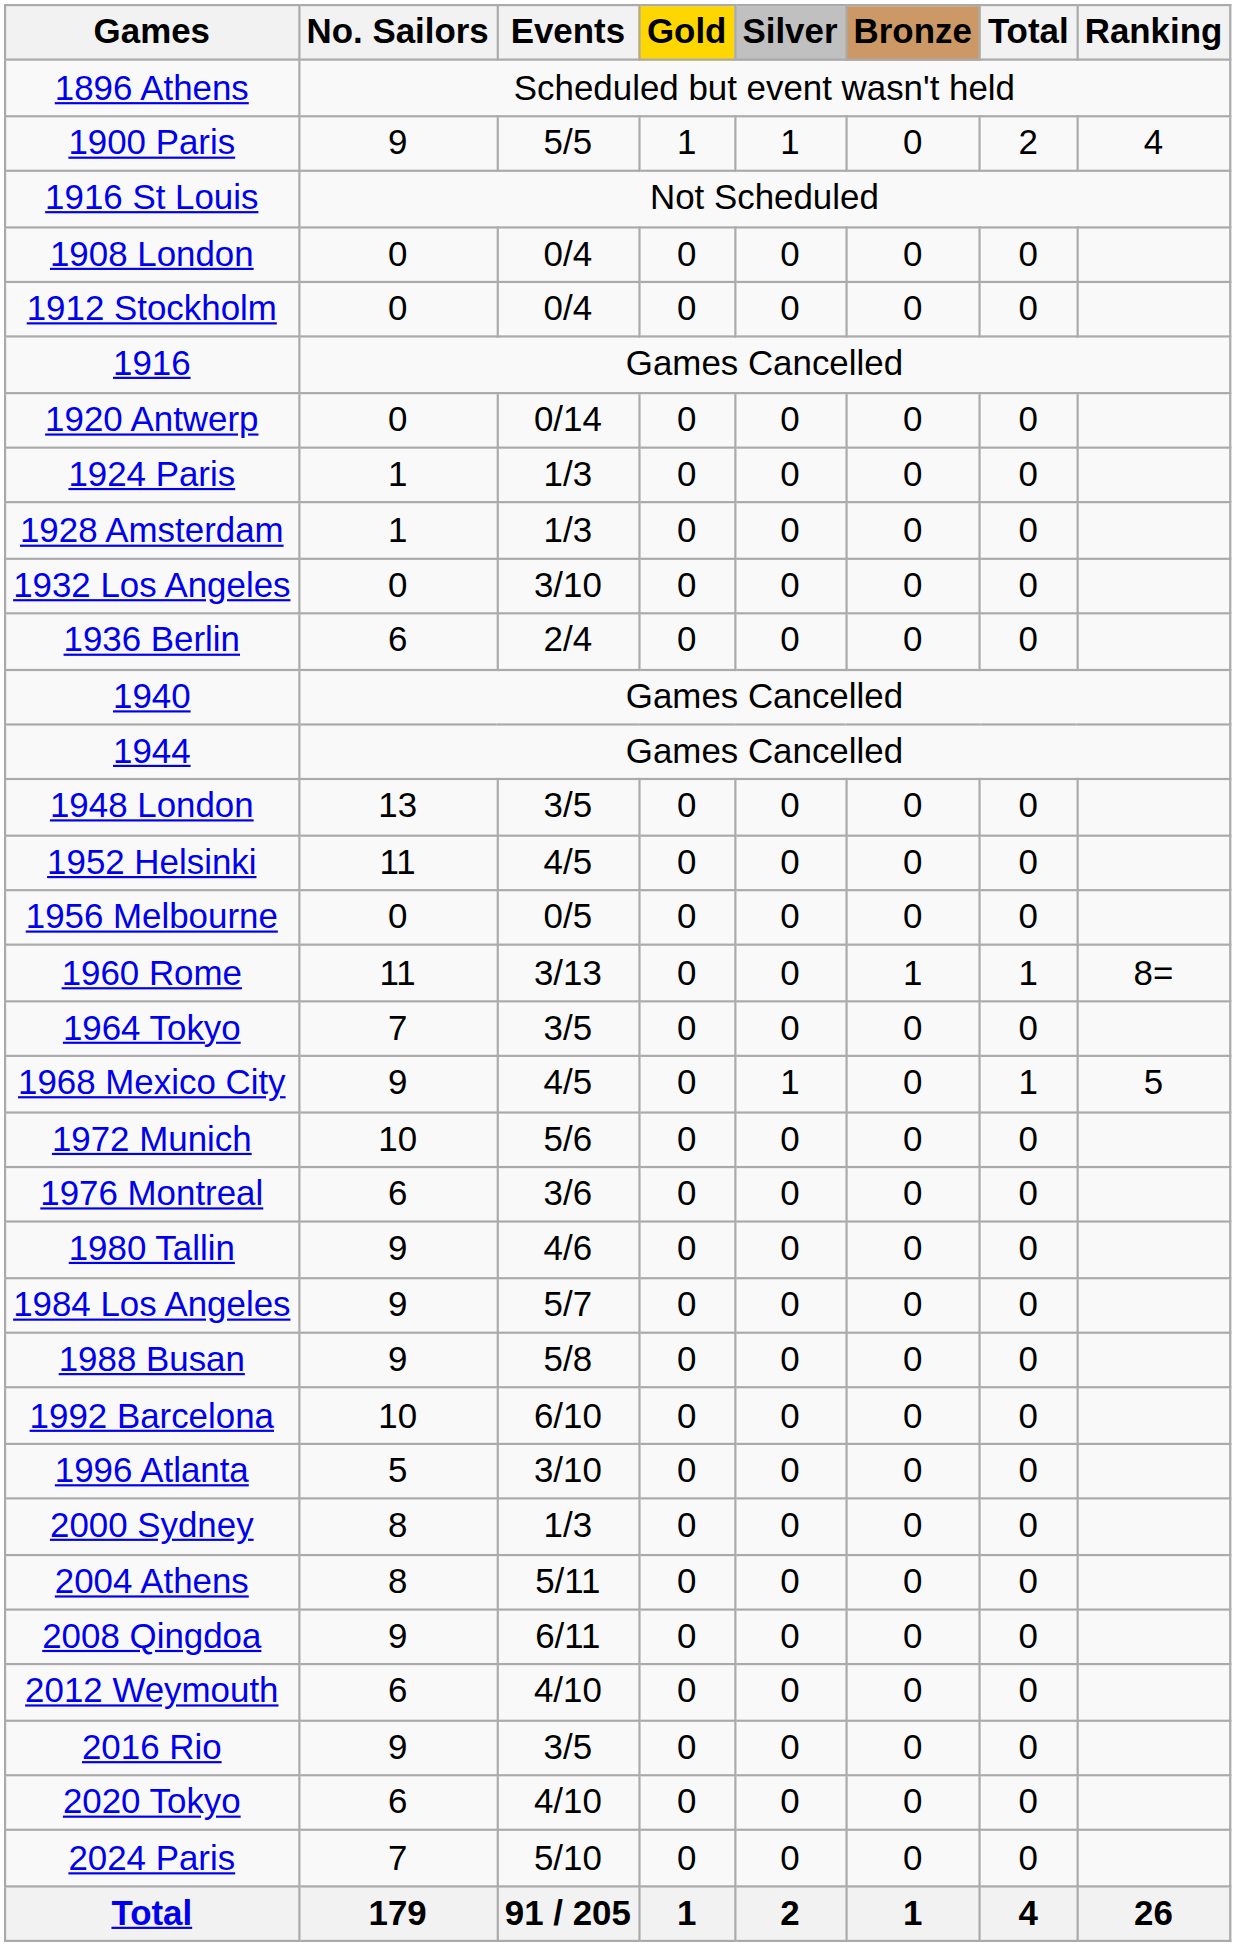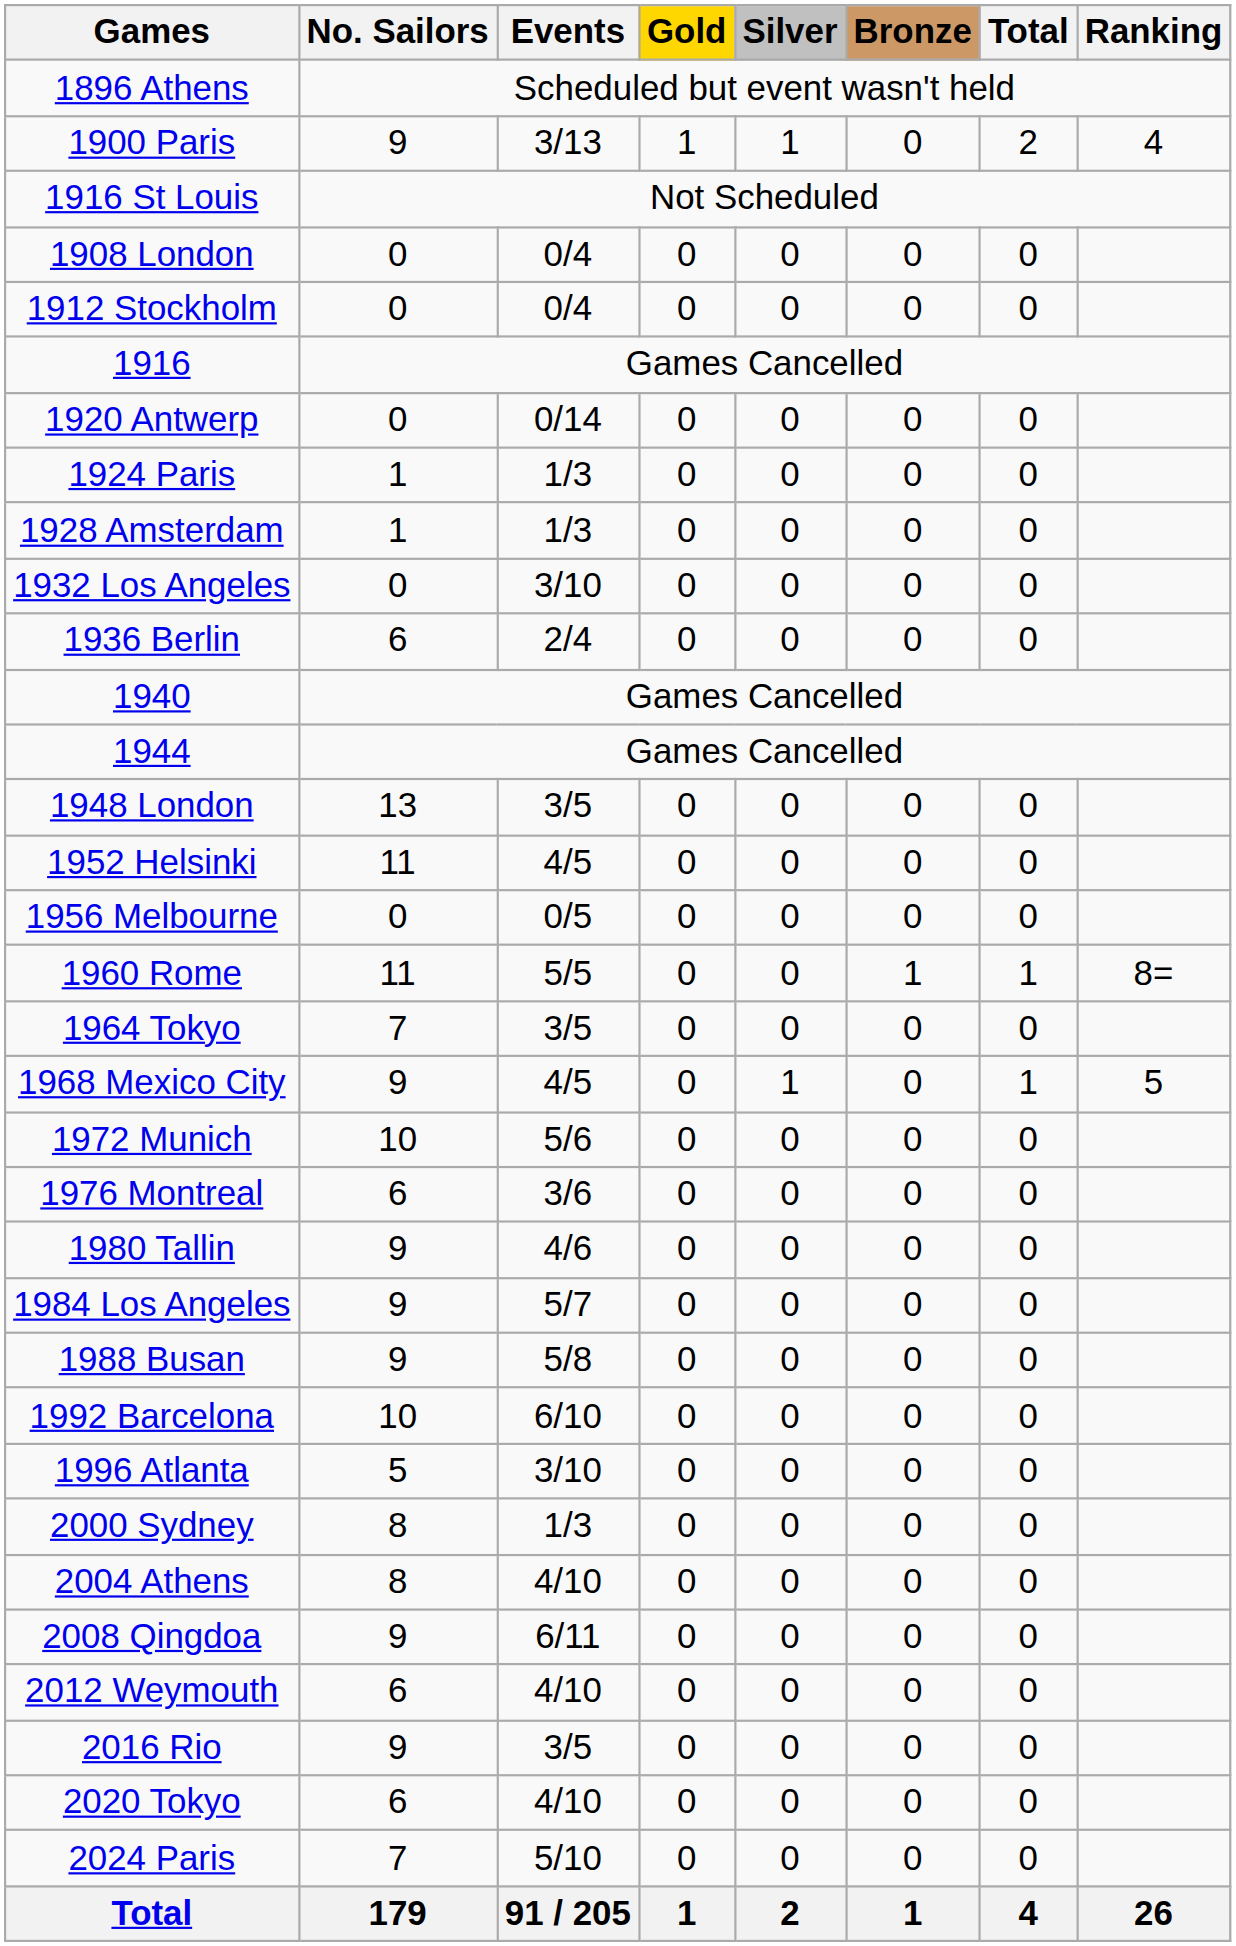(568, 142) 5/5 -> (568, 142) 3/13
(568, 972) 3/13 -> (568, 972) 5/5
(568, 1581) 5/11 -> (568, 1581) 4/10
